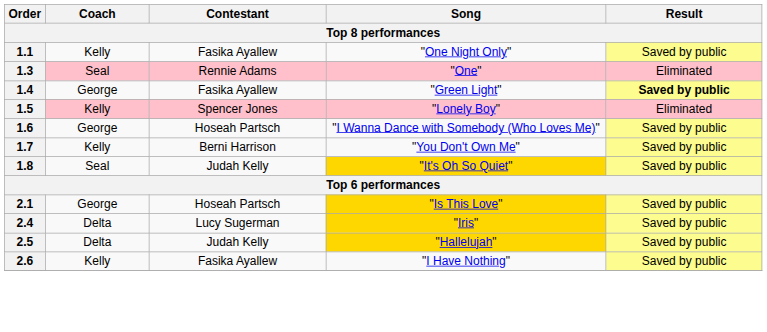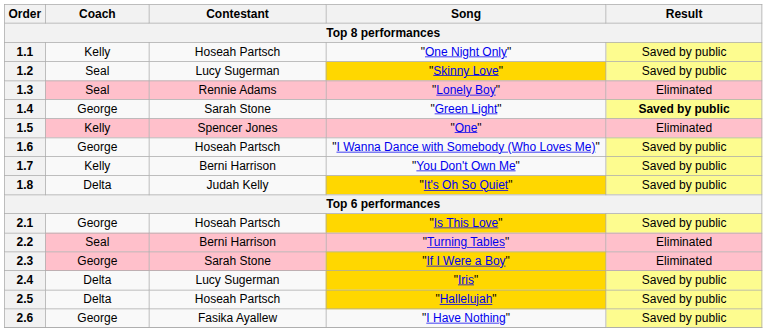(238, 52) Fasika Ayallew -> (238, 52) Hoseah Partsch
+ row: (25, 71)
(466, 71) "One" -> (466, 90) "Lonely Boy"
(238, 90) Fasika Ayallew -> (238, 109) Sarah Stone
(466, 109) "Lonely Boy" -> (466, 128) "One"
(97, 166) Seal -> (97, 185) Delta
+ row: (25, 242)
+ row: (25, 261)
(238, 242) Judah Kelly -> (238, 299) Hoseah Partsch
(97, 261) Kelly -> (97, 318) George
